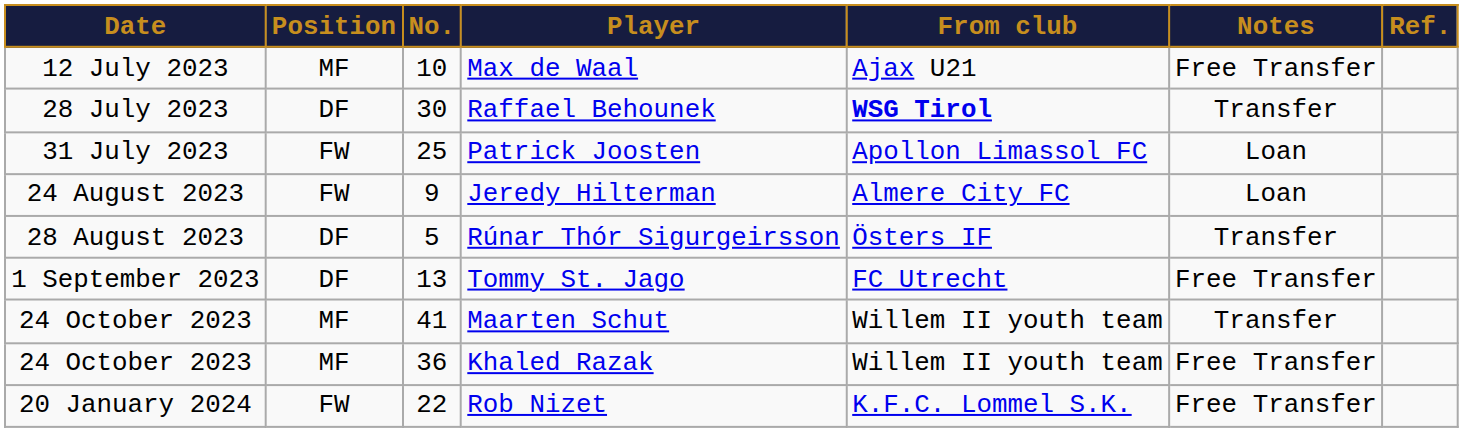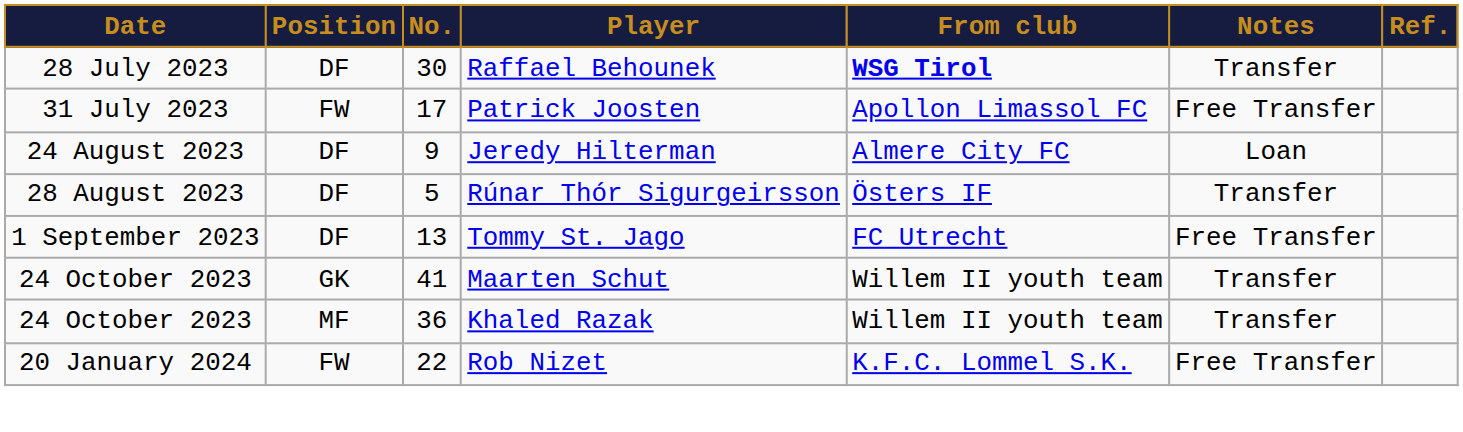- row: (553, 68)
(432, 153) 25 -> (432, 110) 17
(1276, 153) Loan -> (1276, 110) Free Transfer
(334, 195) FW -> (334, 153) DF
(334, 321) MF -> (334, 279) GK
(1276, 363) Free Transfer -> (1276, 321) Transfer
